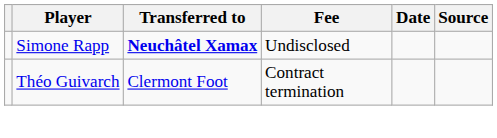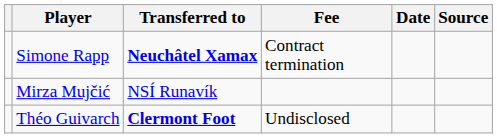(307, 45) Undisclosed -> (305, 54) Contract termination
+ row: (63, 91)
(178, 82) normal -> (181, 118) bold
(305, 82) Contract termination -> (307, 118) Undisclosed
